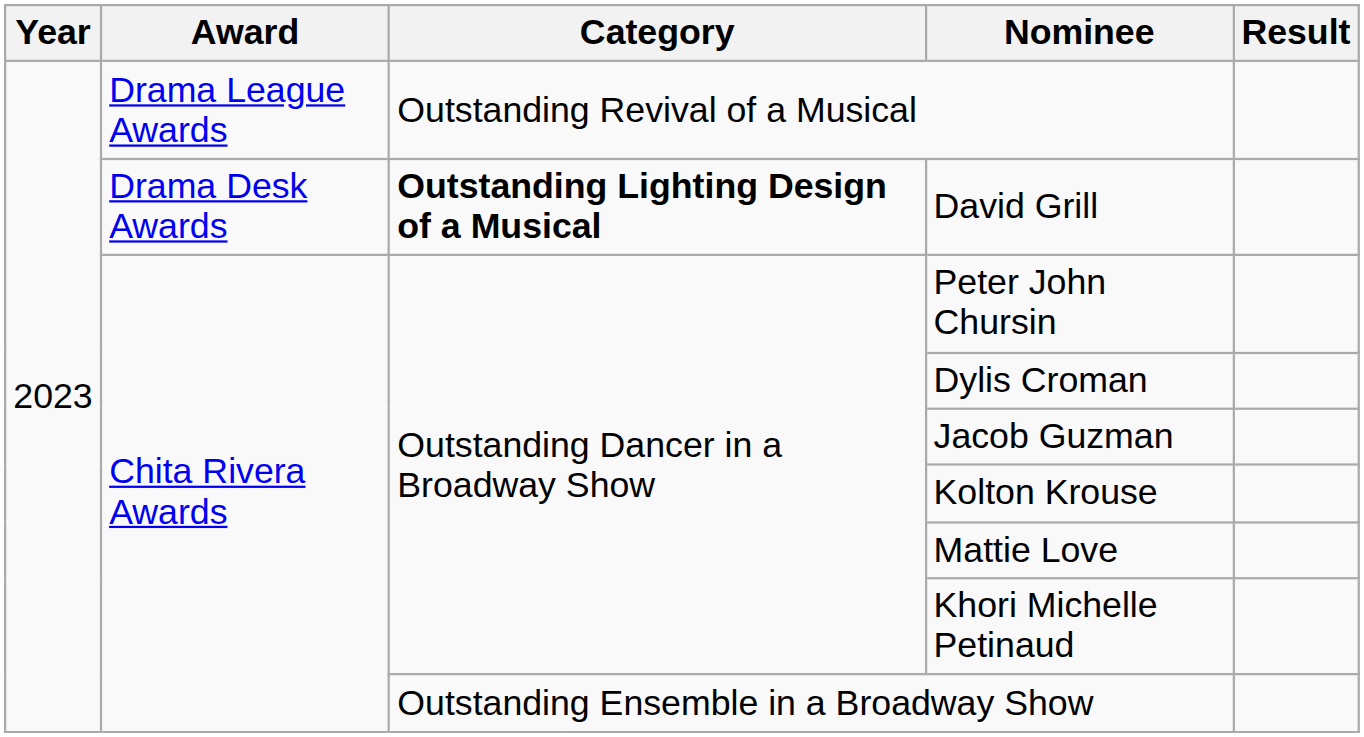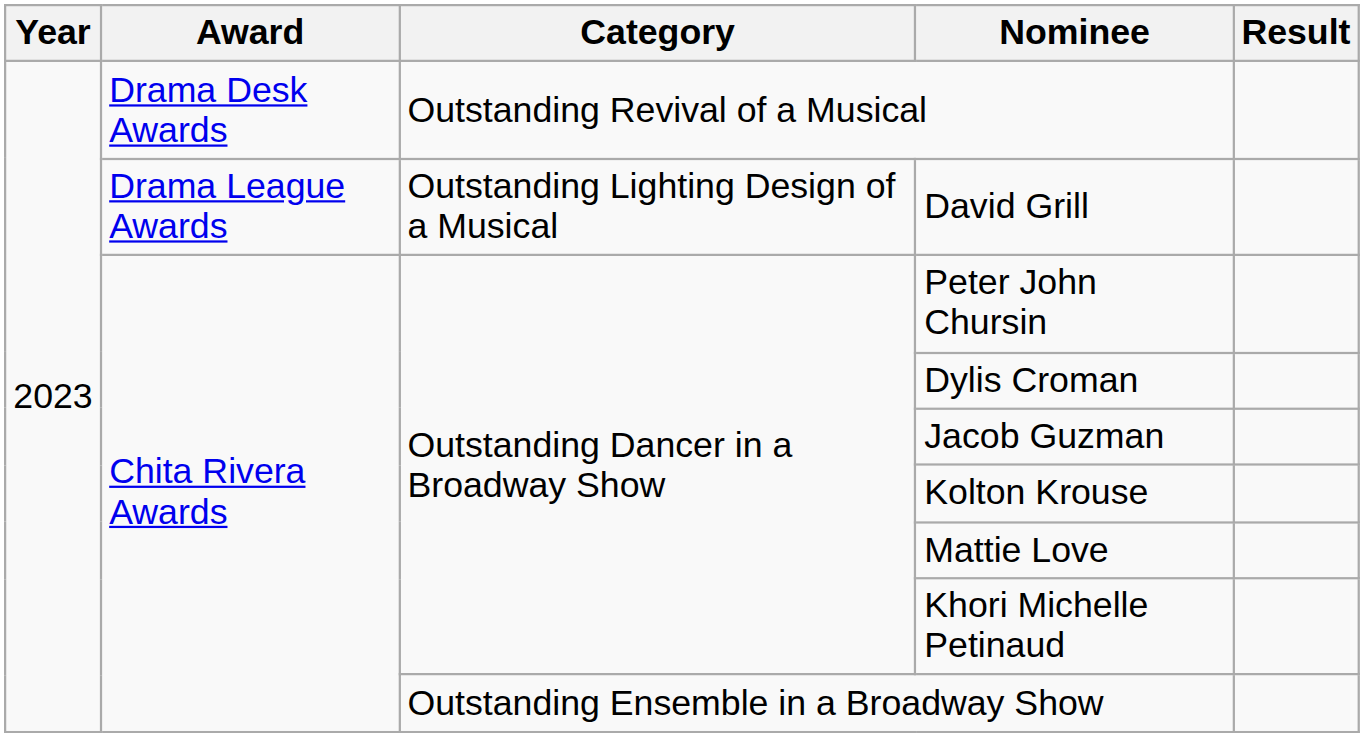(227, 109) Drama League Awards -> (208, 109) Drama Desk Awards
(208, 206) Drama Desk Awards -> (227, 206) Drama League Awards
(642, 206) bold -> (651, 206) normal
